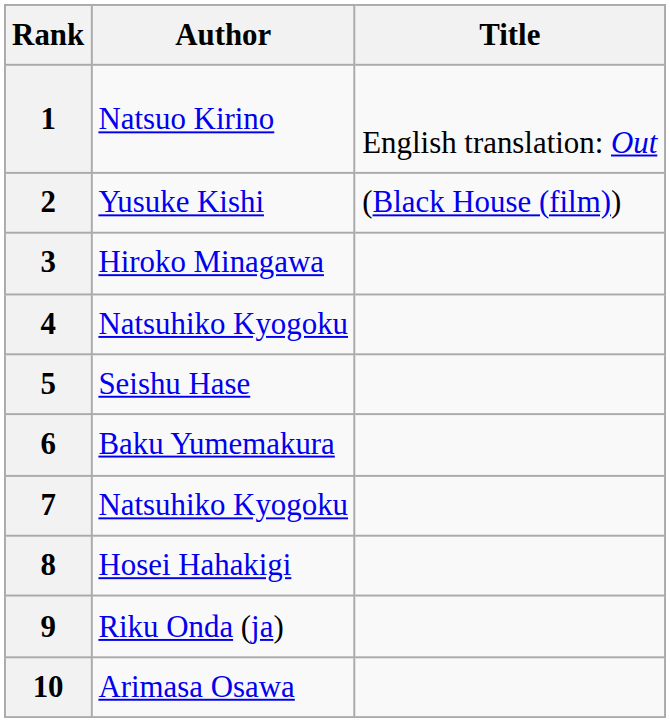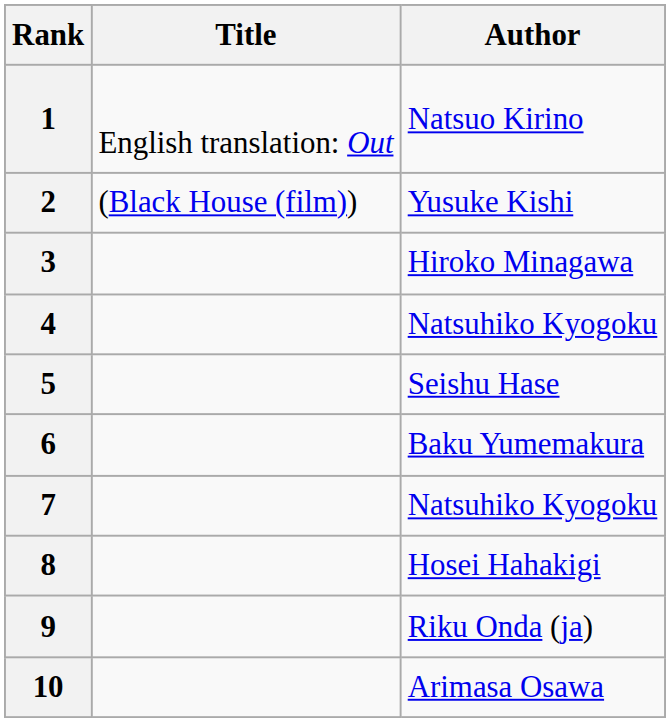columns swapped: (223, 34) <-> (510, 34)
